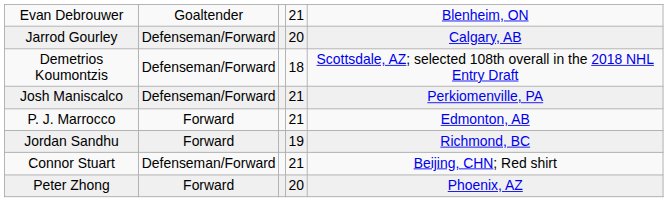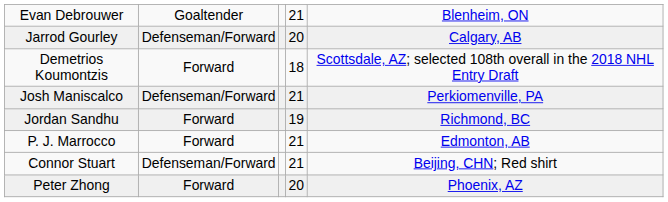(209, 67) Defenseman/Forward -> (209, 67) Forward
rows swapped: (71, 119) <-> (71, 141)
